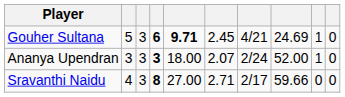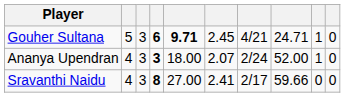(291, 37) 24.69 -> (291, 37) 24.71
(129, 59) 3 -> (129, 59) 4
(221, 80) 2.71 -> (221, 80) 2.41
